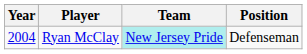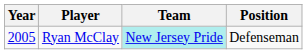(22, 37) 2004 -> (22, 37) 2005
